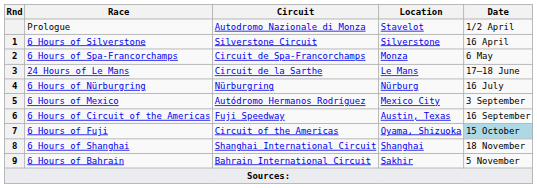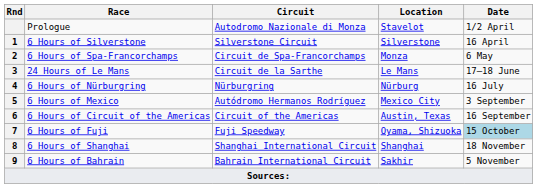(250, 116) Fuji Speedway -> (277, 116) Circuit of the Americas
(277, 131) Circuit of the Americas -> (250, 131) Fuji Speedway
